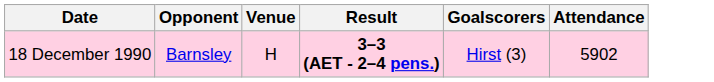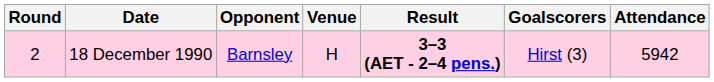+ column: (35, 17)
(599, 53) 5902 -> (660, 53) 5942
